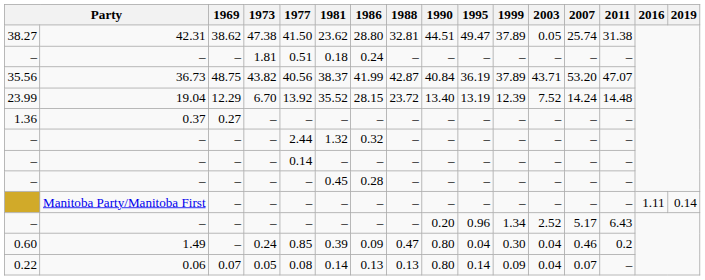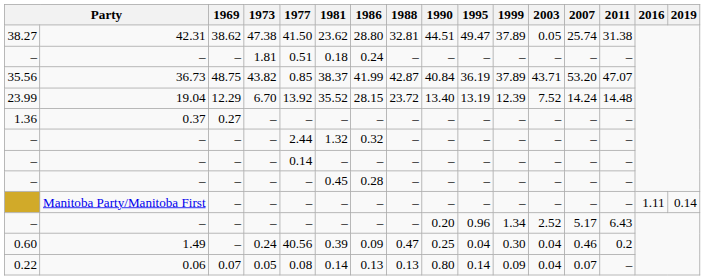(297, 77) 40.56 -> (301, 77) 0.85
(301, 243) 0.85 -> (297, 243) 40.56
(443, 243) 0.80 -> (443, 243) 0.25
